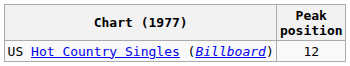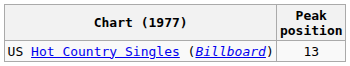(311, 51) 12 -> (311, 51) 13
